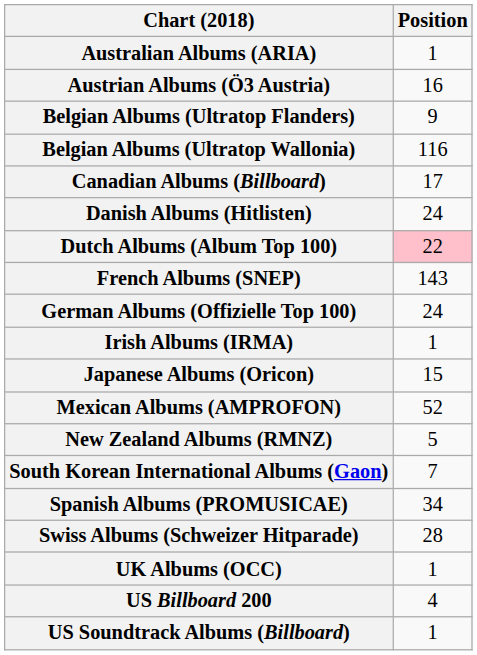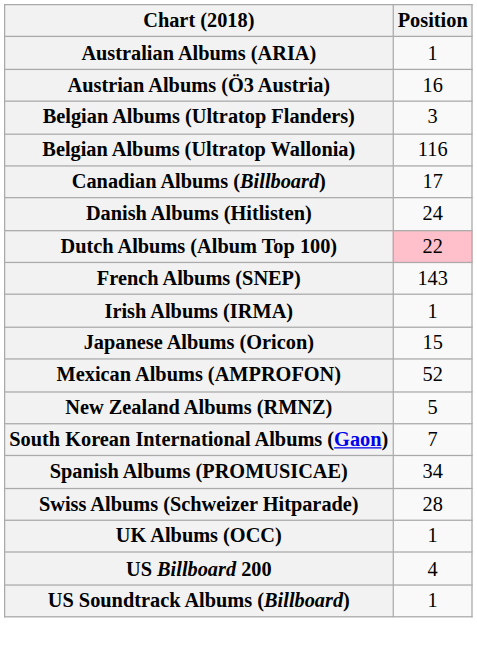(433, 117) 9 -> (433, 117) 3
- row: (199, 310)
